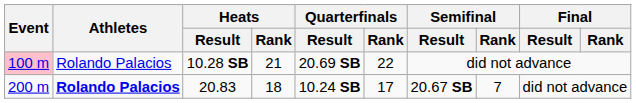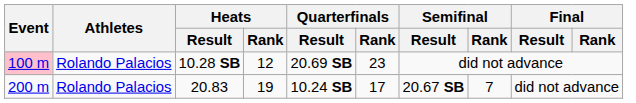(274, 63) 21 -> (265, 63) 12
(386, 63) 22 -> (377, 63) 23
(118, 87) bold -> (114, 87) normal
(274, 87) 18 -> (265, 87) 19
